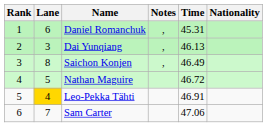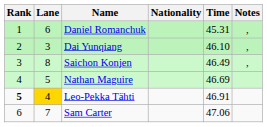columns swapped: (235, 12) <-> (163, 12)
(193, 46) 46.13 -> (218, 46) 46.10
(193, 79) 46.72 -> (218, 79) 46.69
(19, 96) normal -> (19, 96) bold
